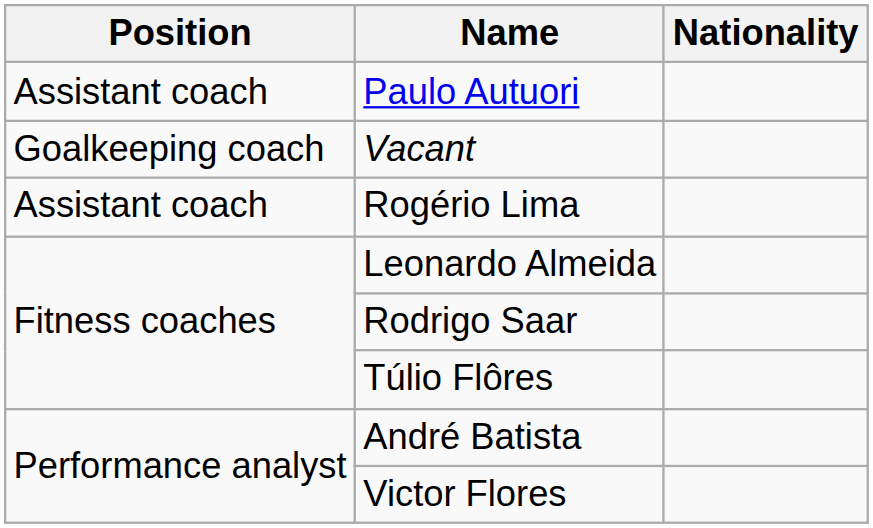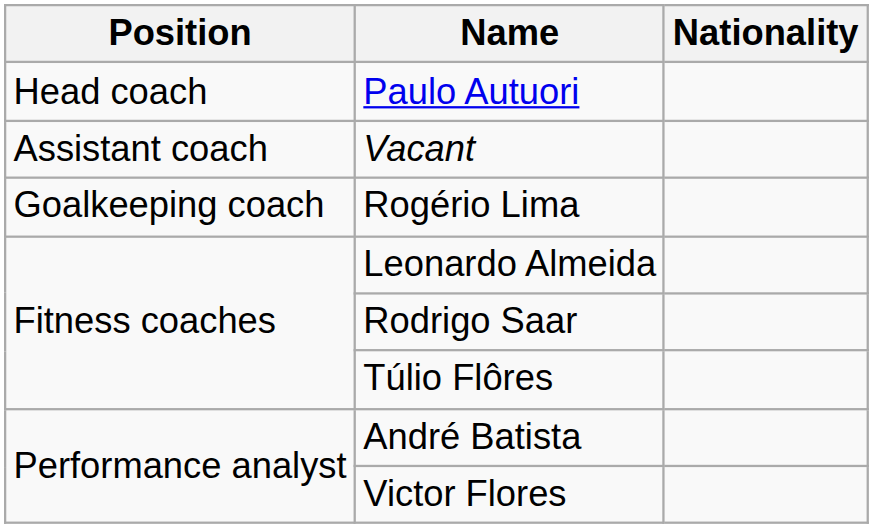(141, 90) Assistant coach -> (110, 90) Head coach
(169, 148) Goalkeeping coach -> (141, 148) Assistant coach
(141, 206) Assistant coach -> (169, 206) Goalkeeping coach
